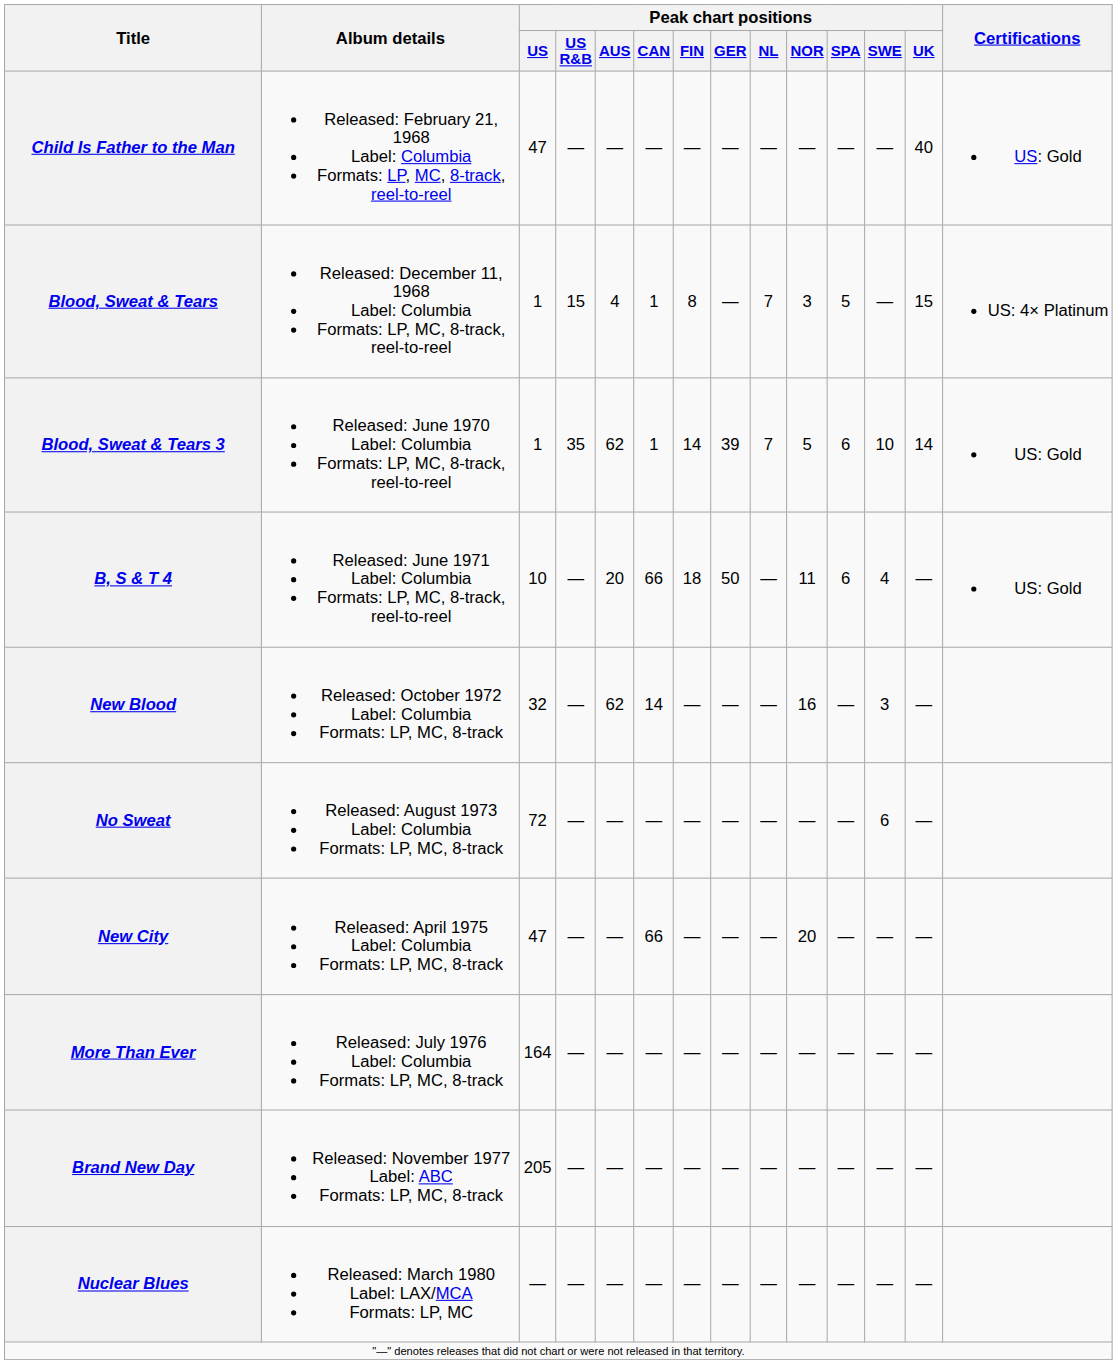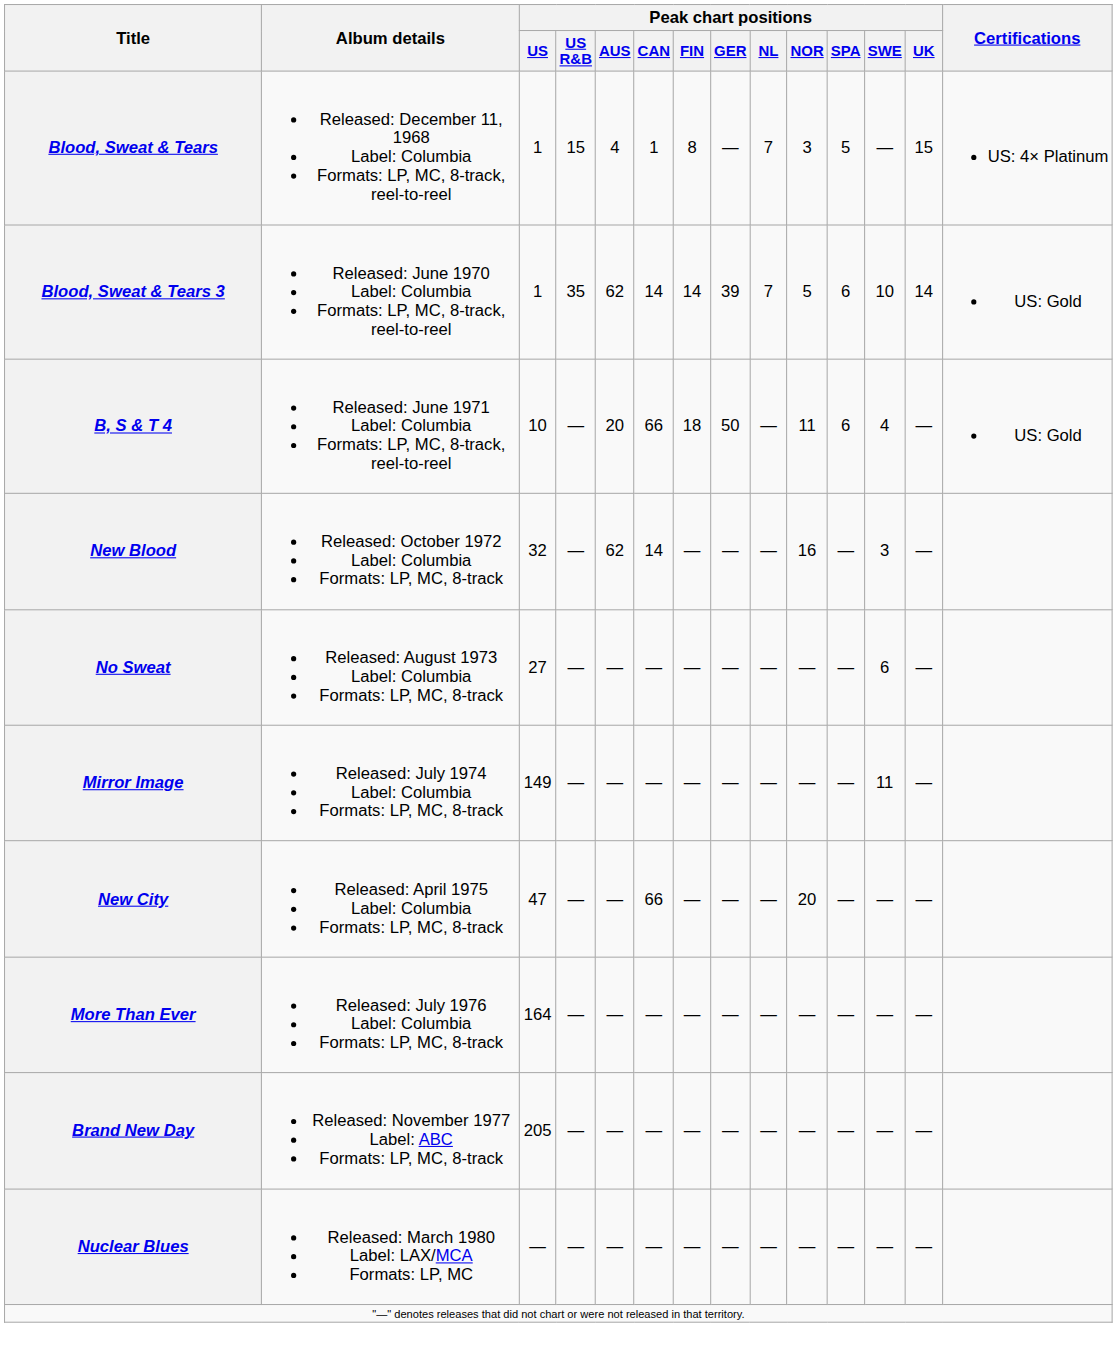- row: (133, 147)
(654, 445) 1 -> (654, 291) 14
(538, 820) 72 -> (538, 667) 27
+ row: (133, 783)
